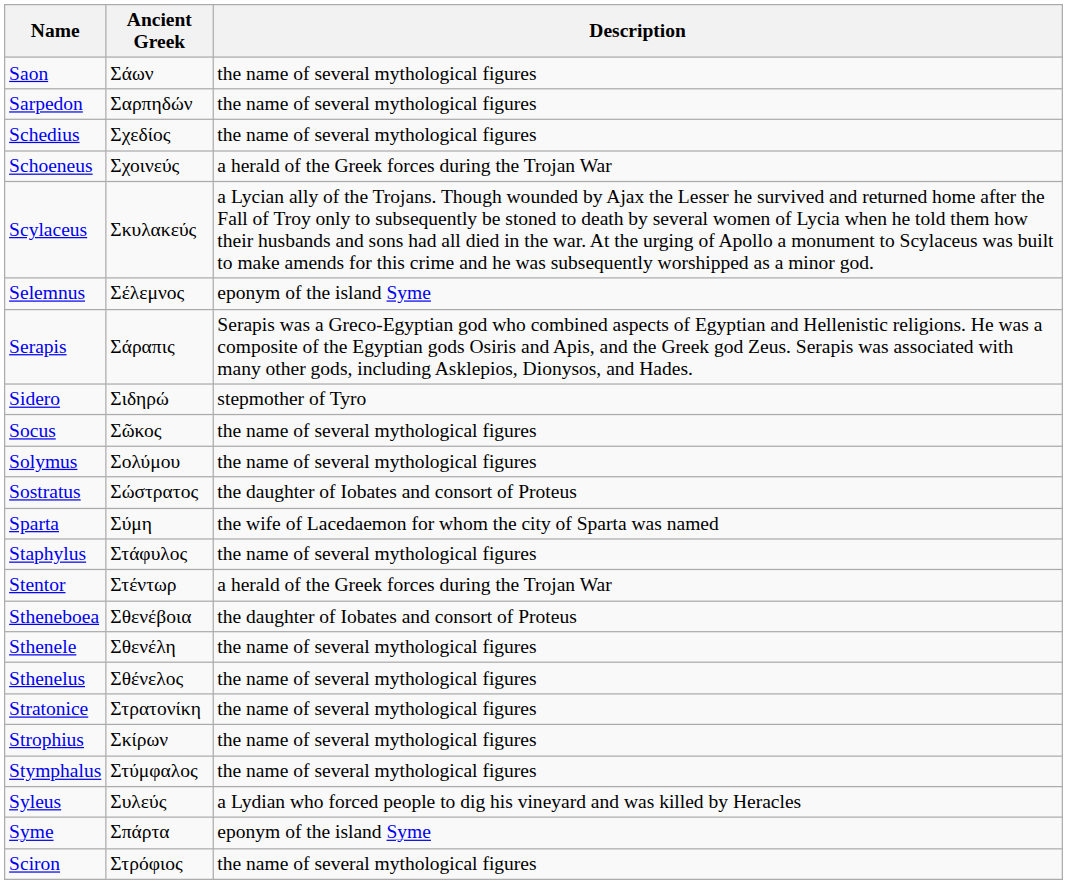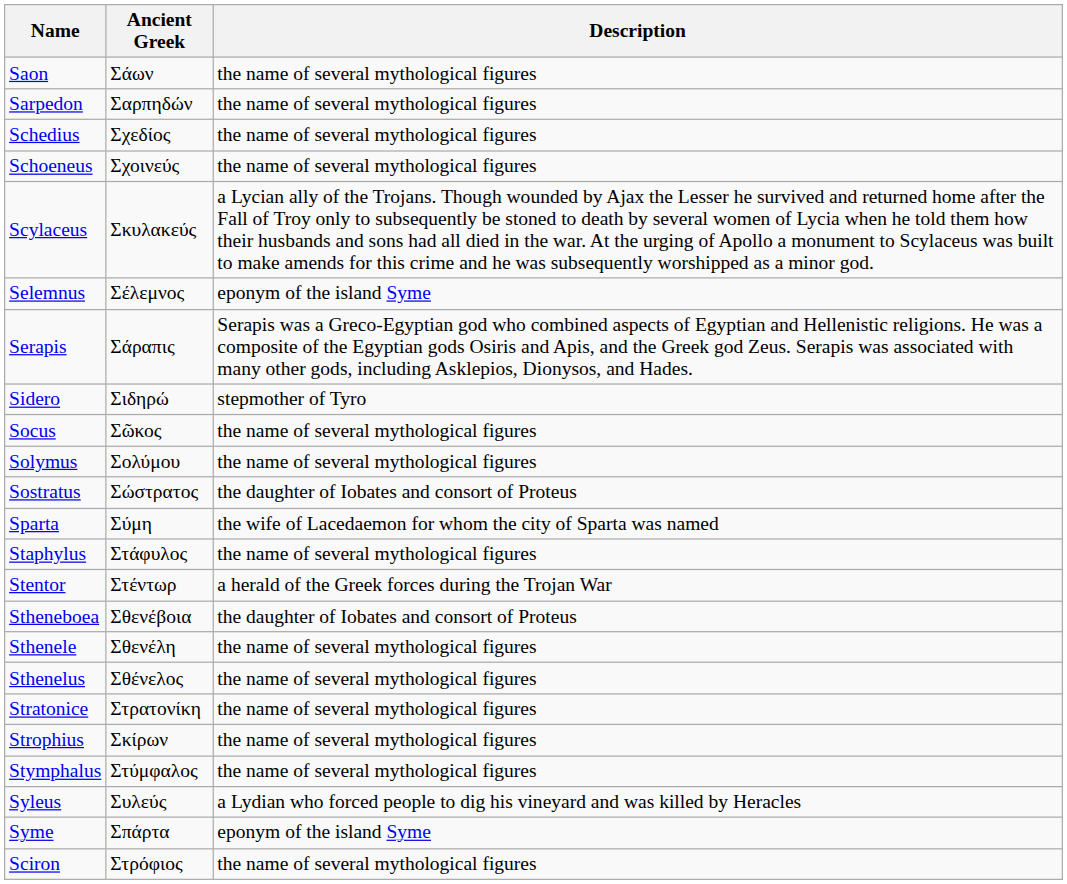(415, 165) a herald of the Greek forces during the Trojan War -> (377, 165) the name of several mythological figures
